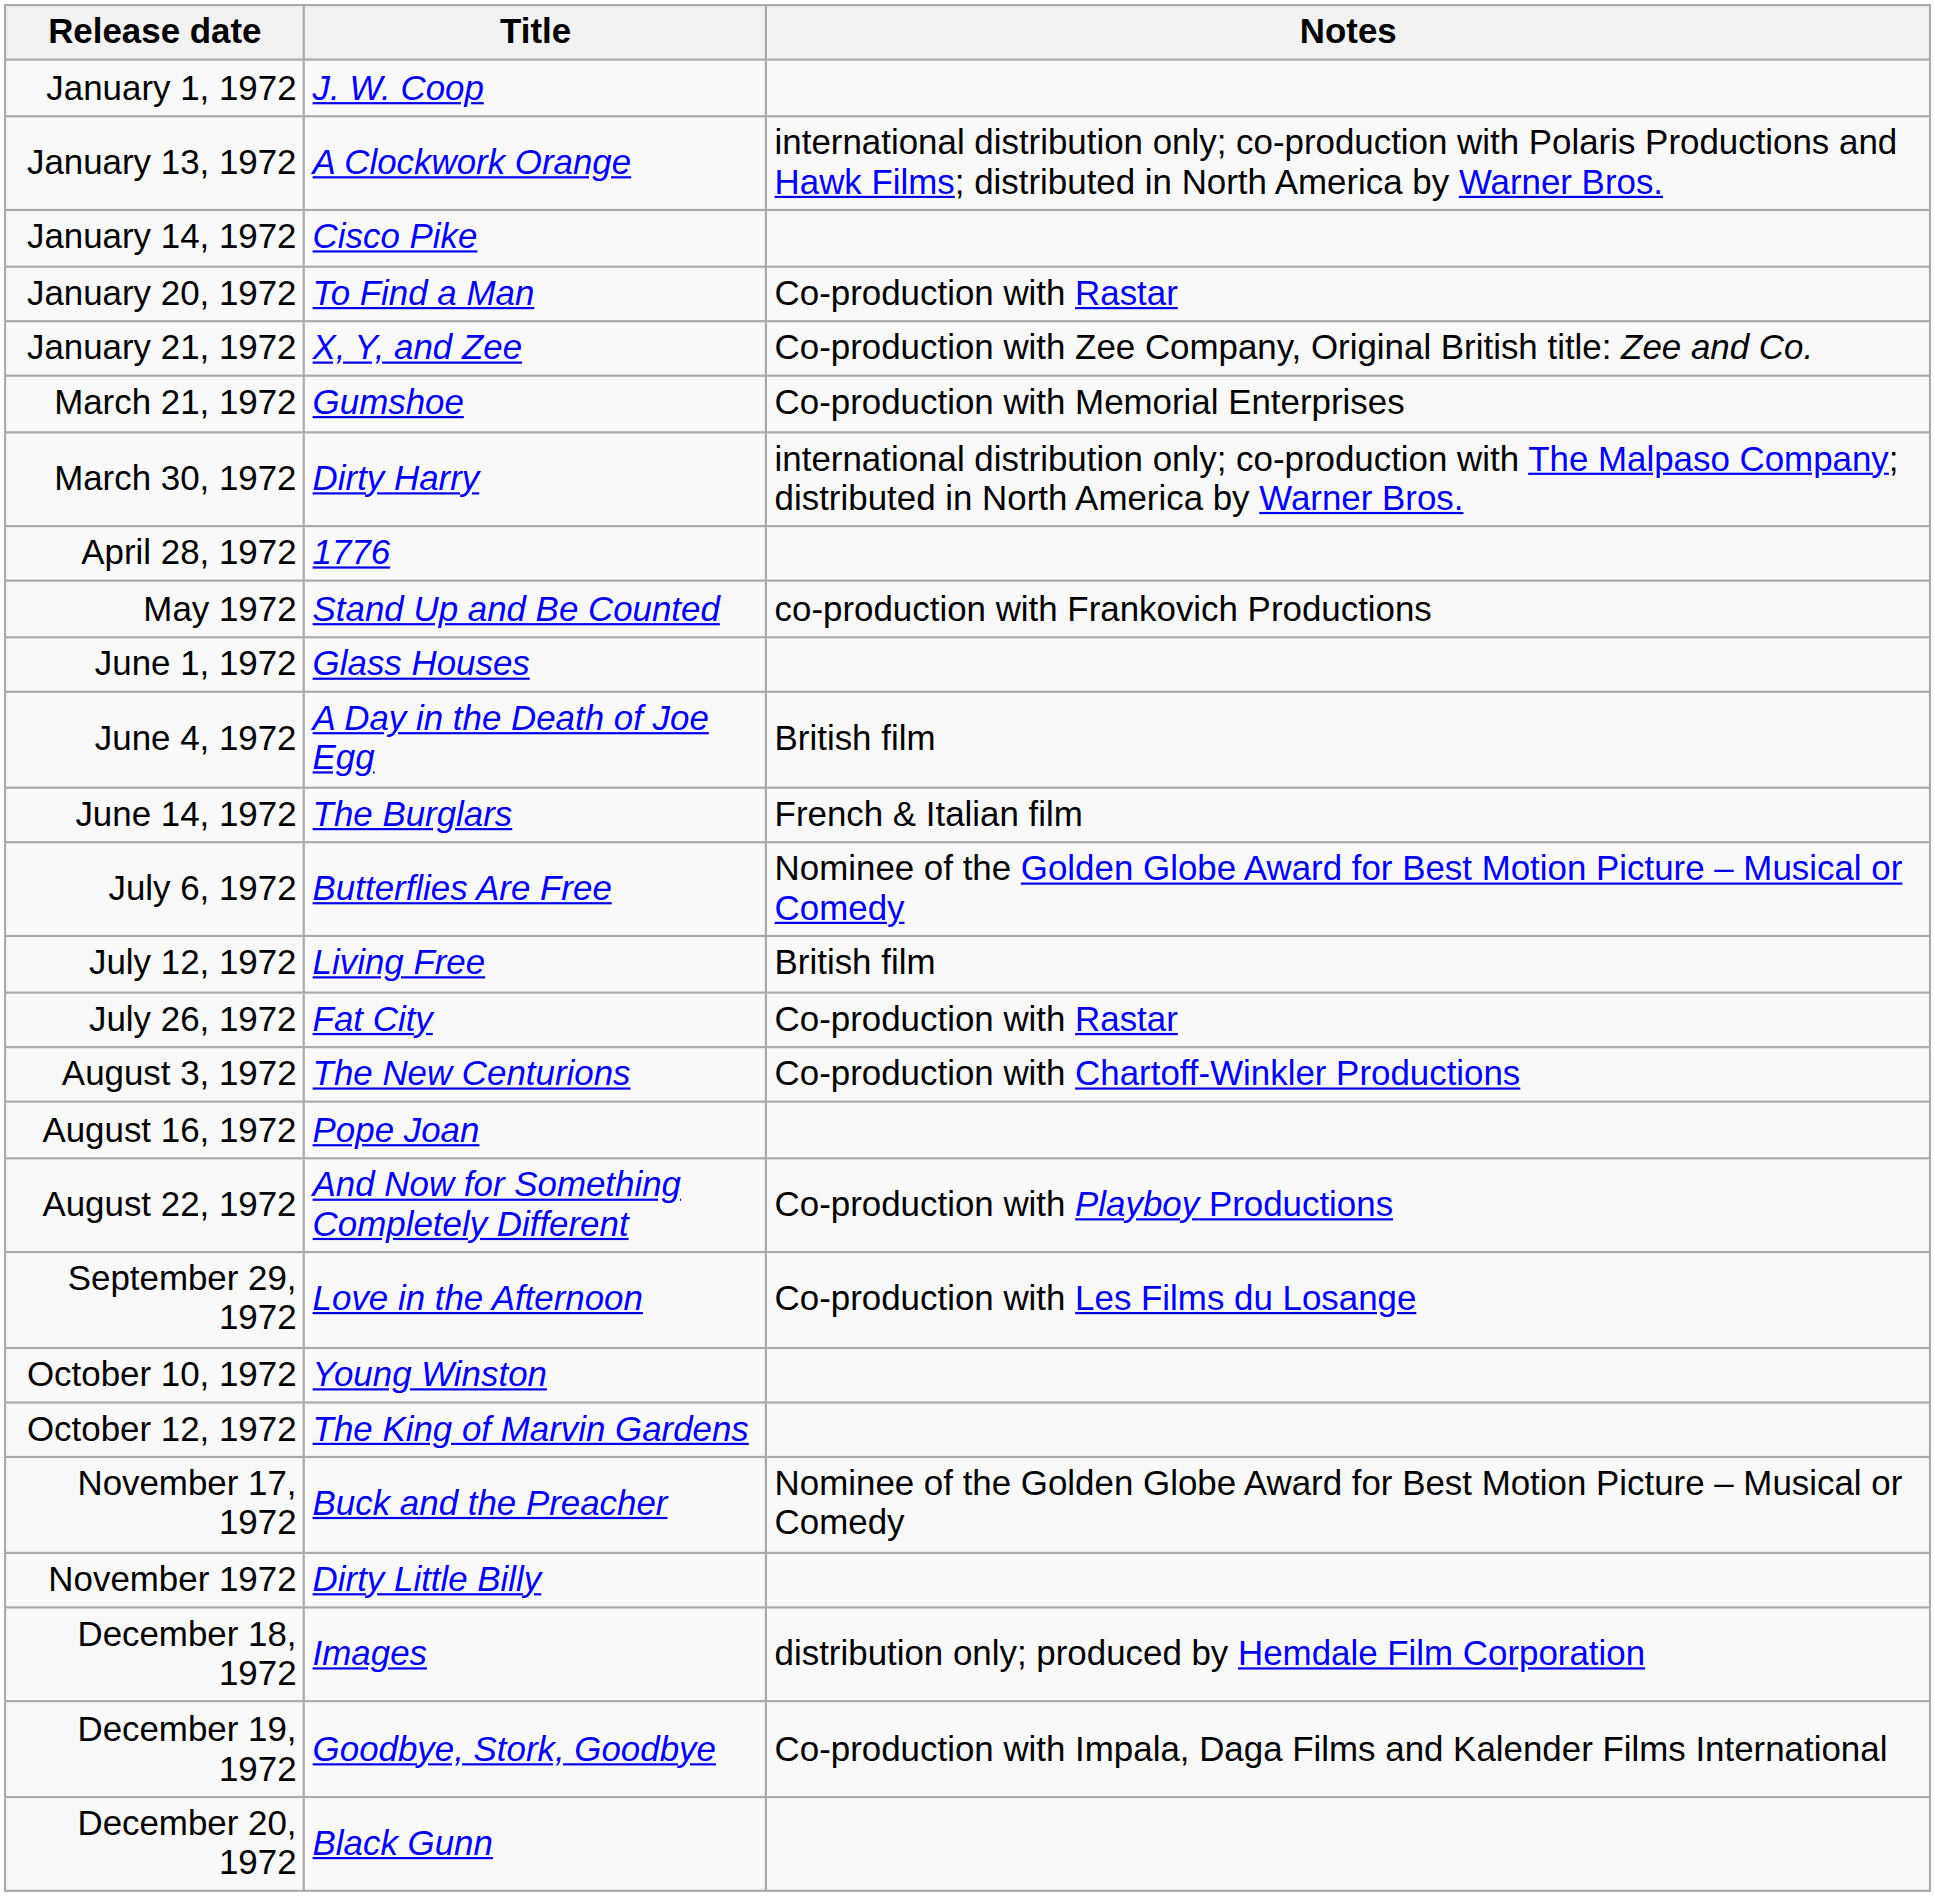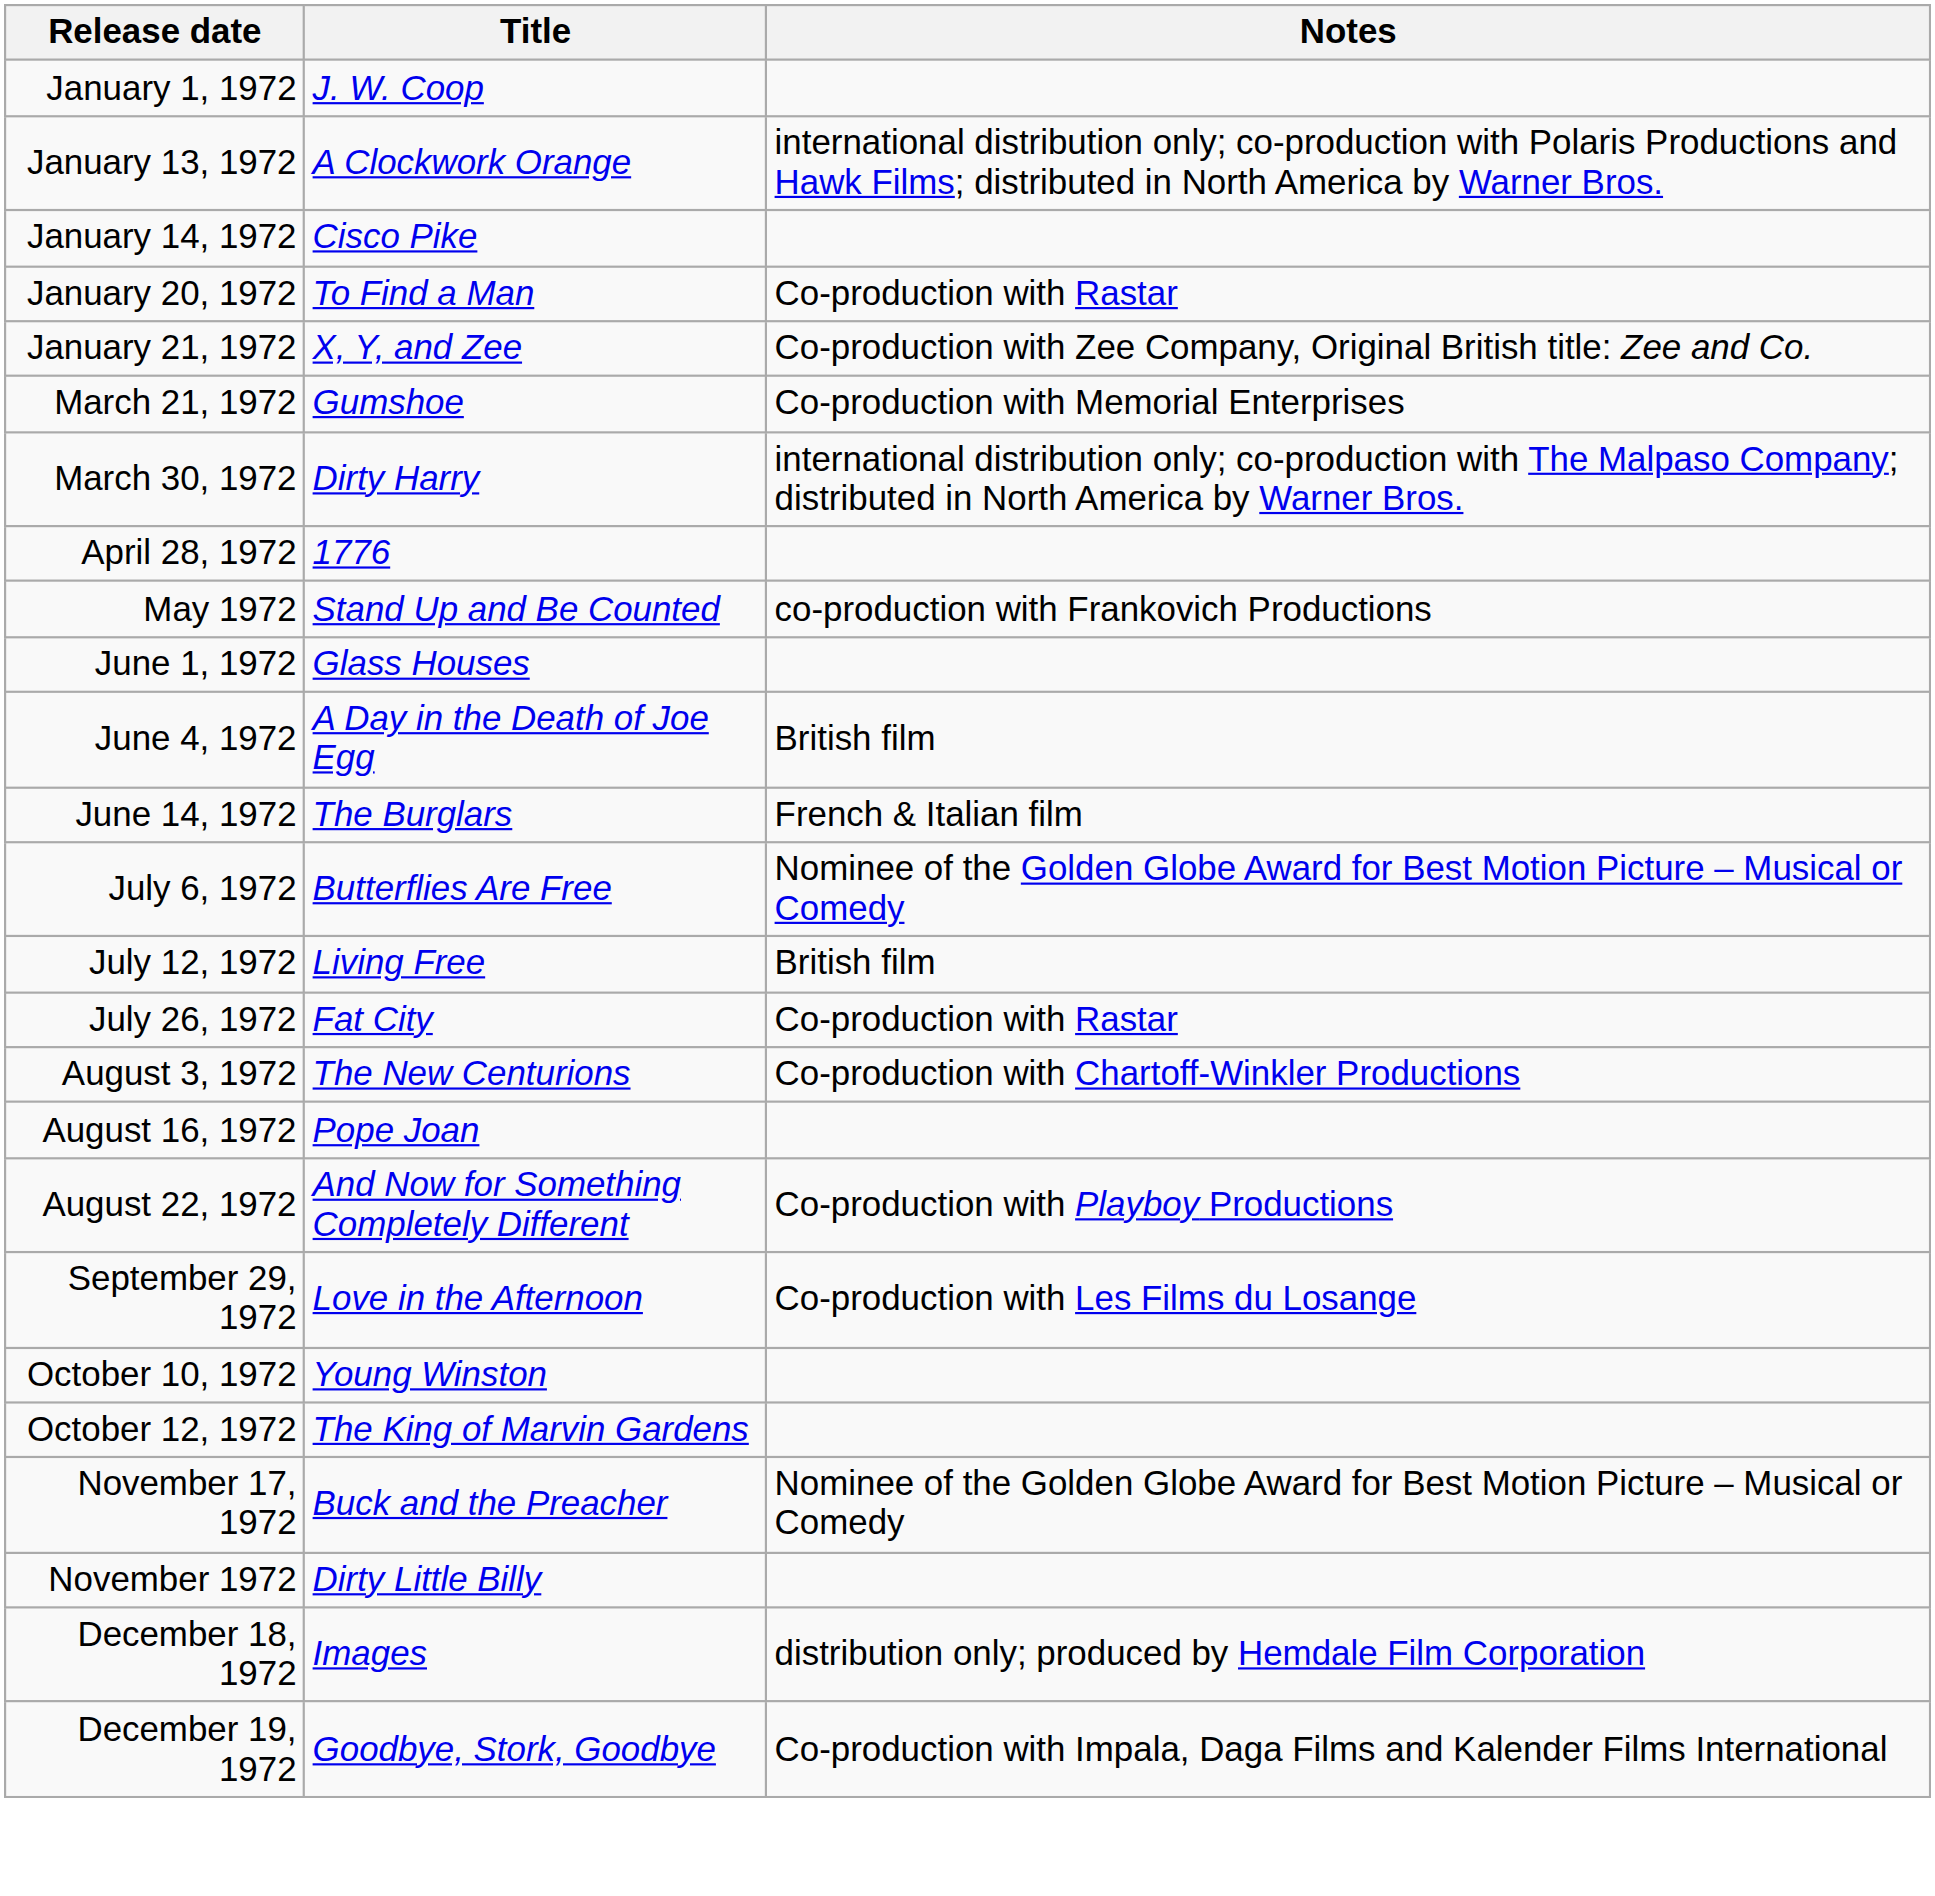- row: (187, 1843)
